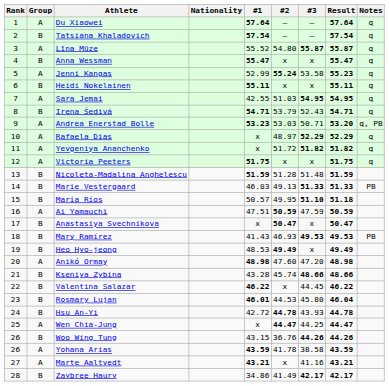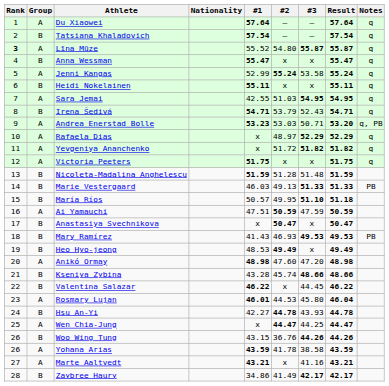(16, 49) normal -> (16, 49) bold
(341, 74) 55.23 -> (341, 74) 55.24
(40, 300) B -> (40, 300) A
(258, 312) 42.72 -> (258, 312) 42.27
